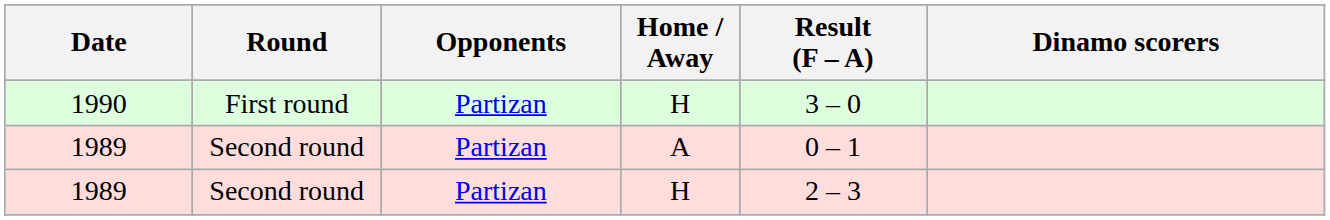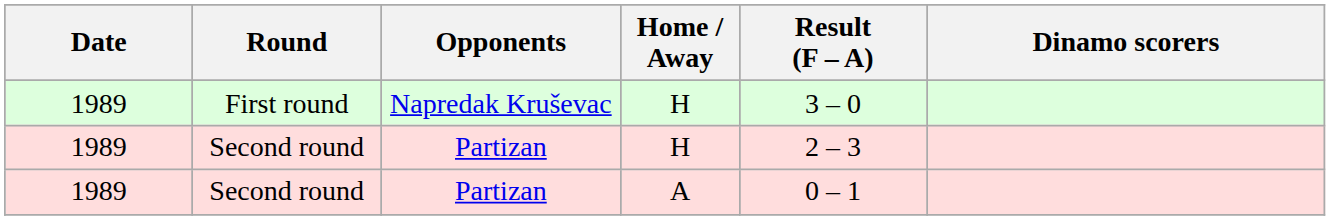(99, 102) 1990 -> (99, 102) 1989
(501, 102) Partizan -> (501, 102) Napredak Kruševac
rows swapped: (287, 191) <-> (287, 147)
